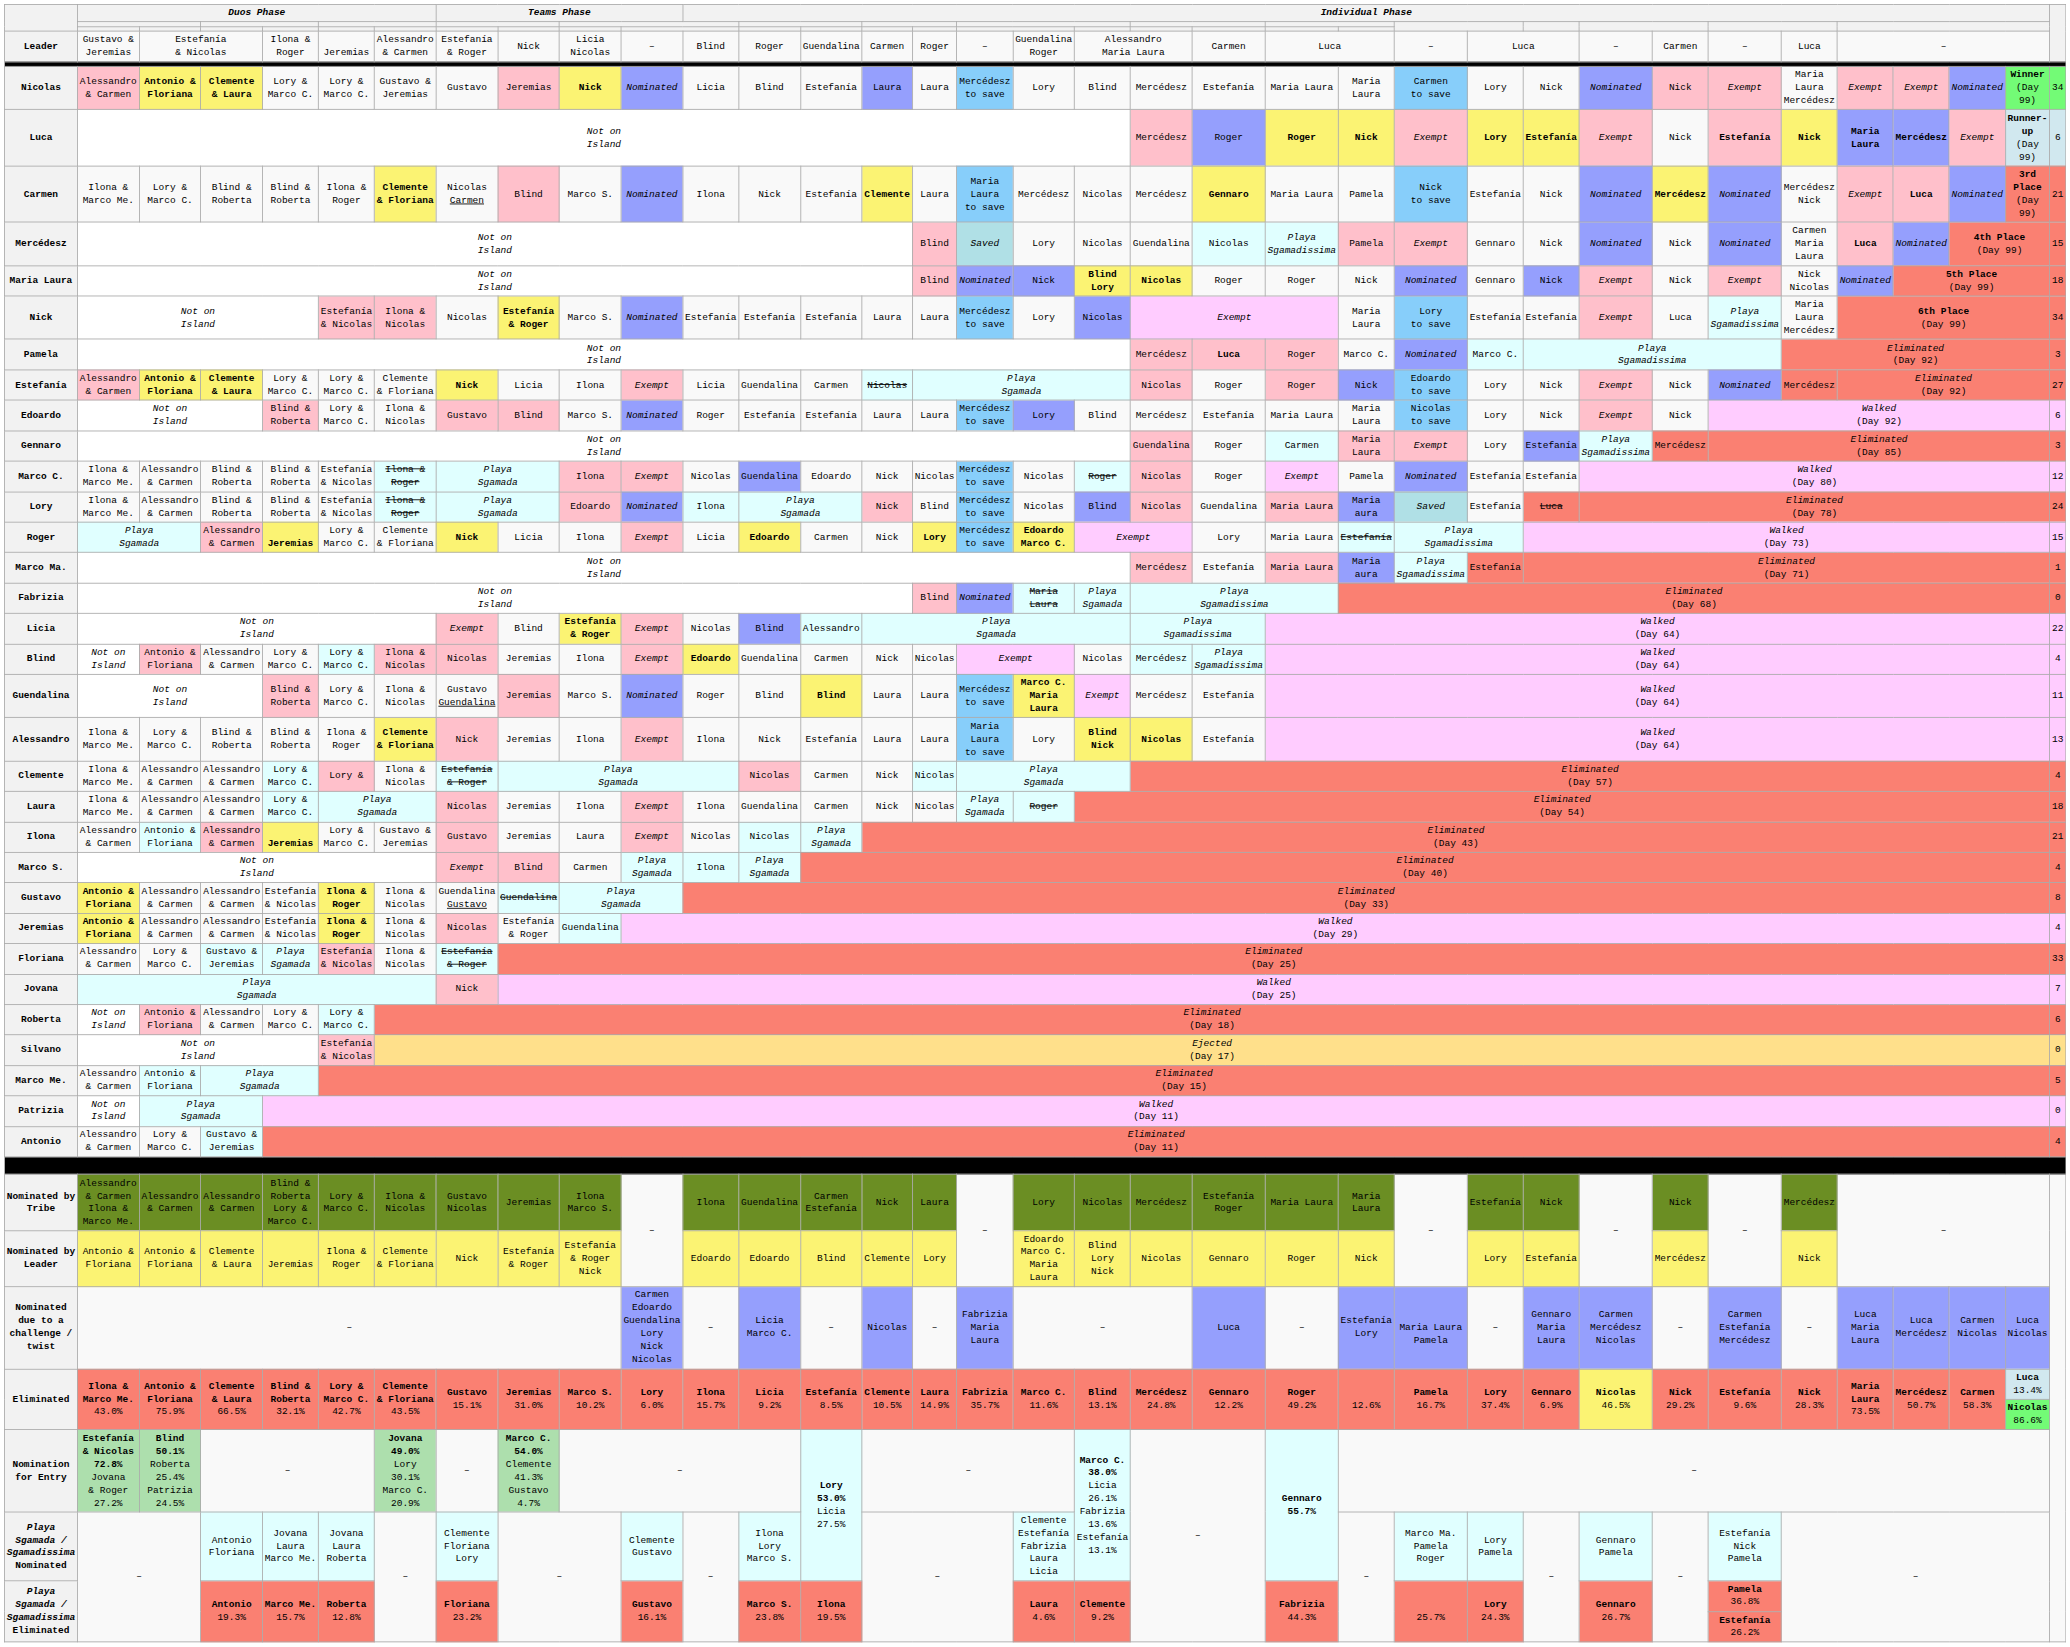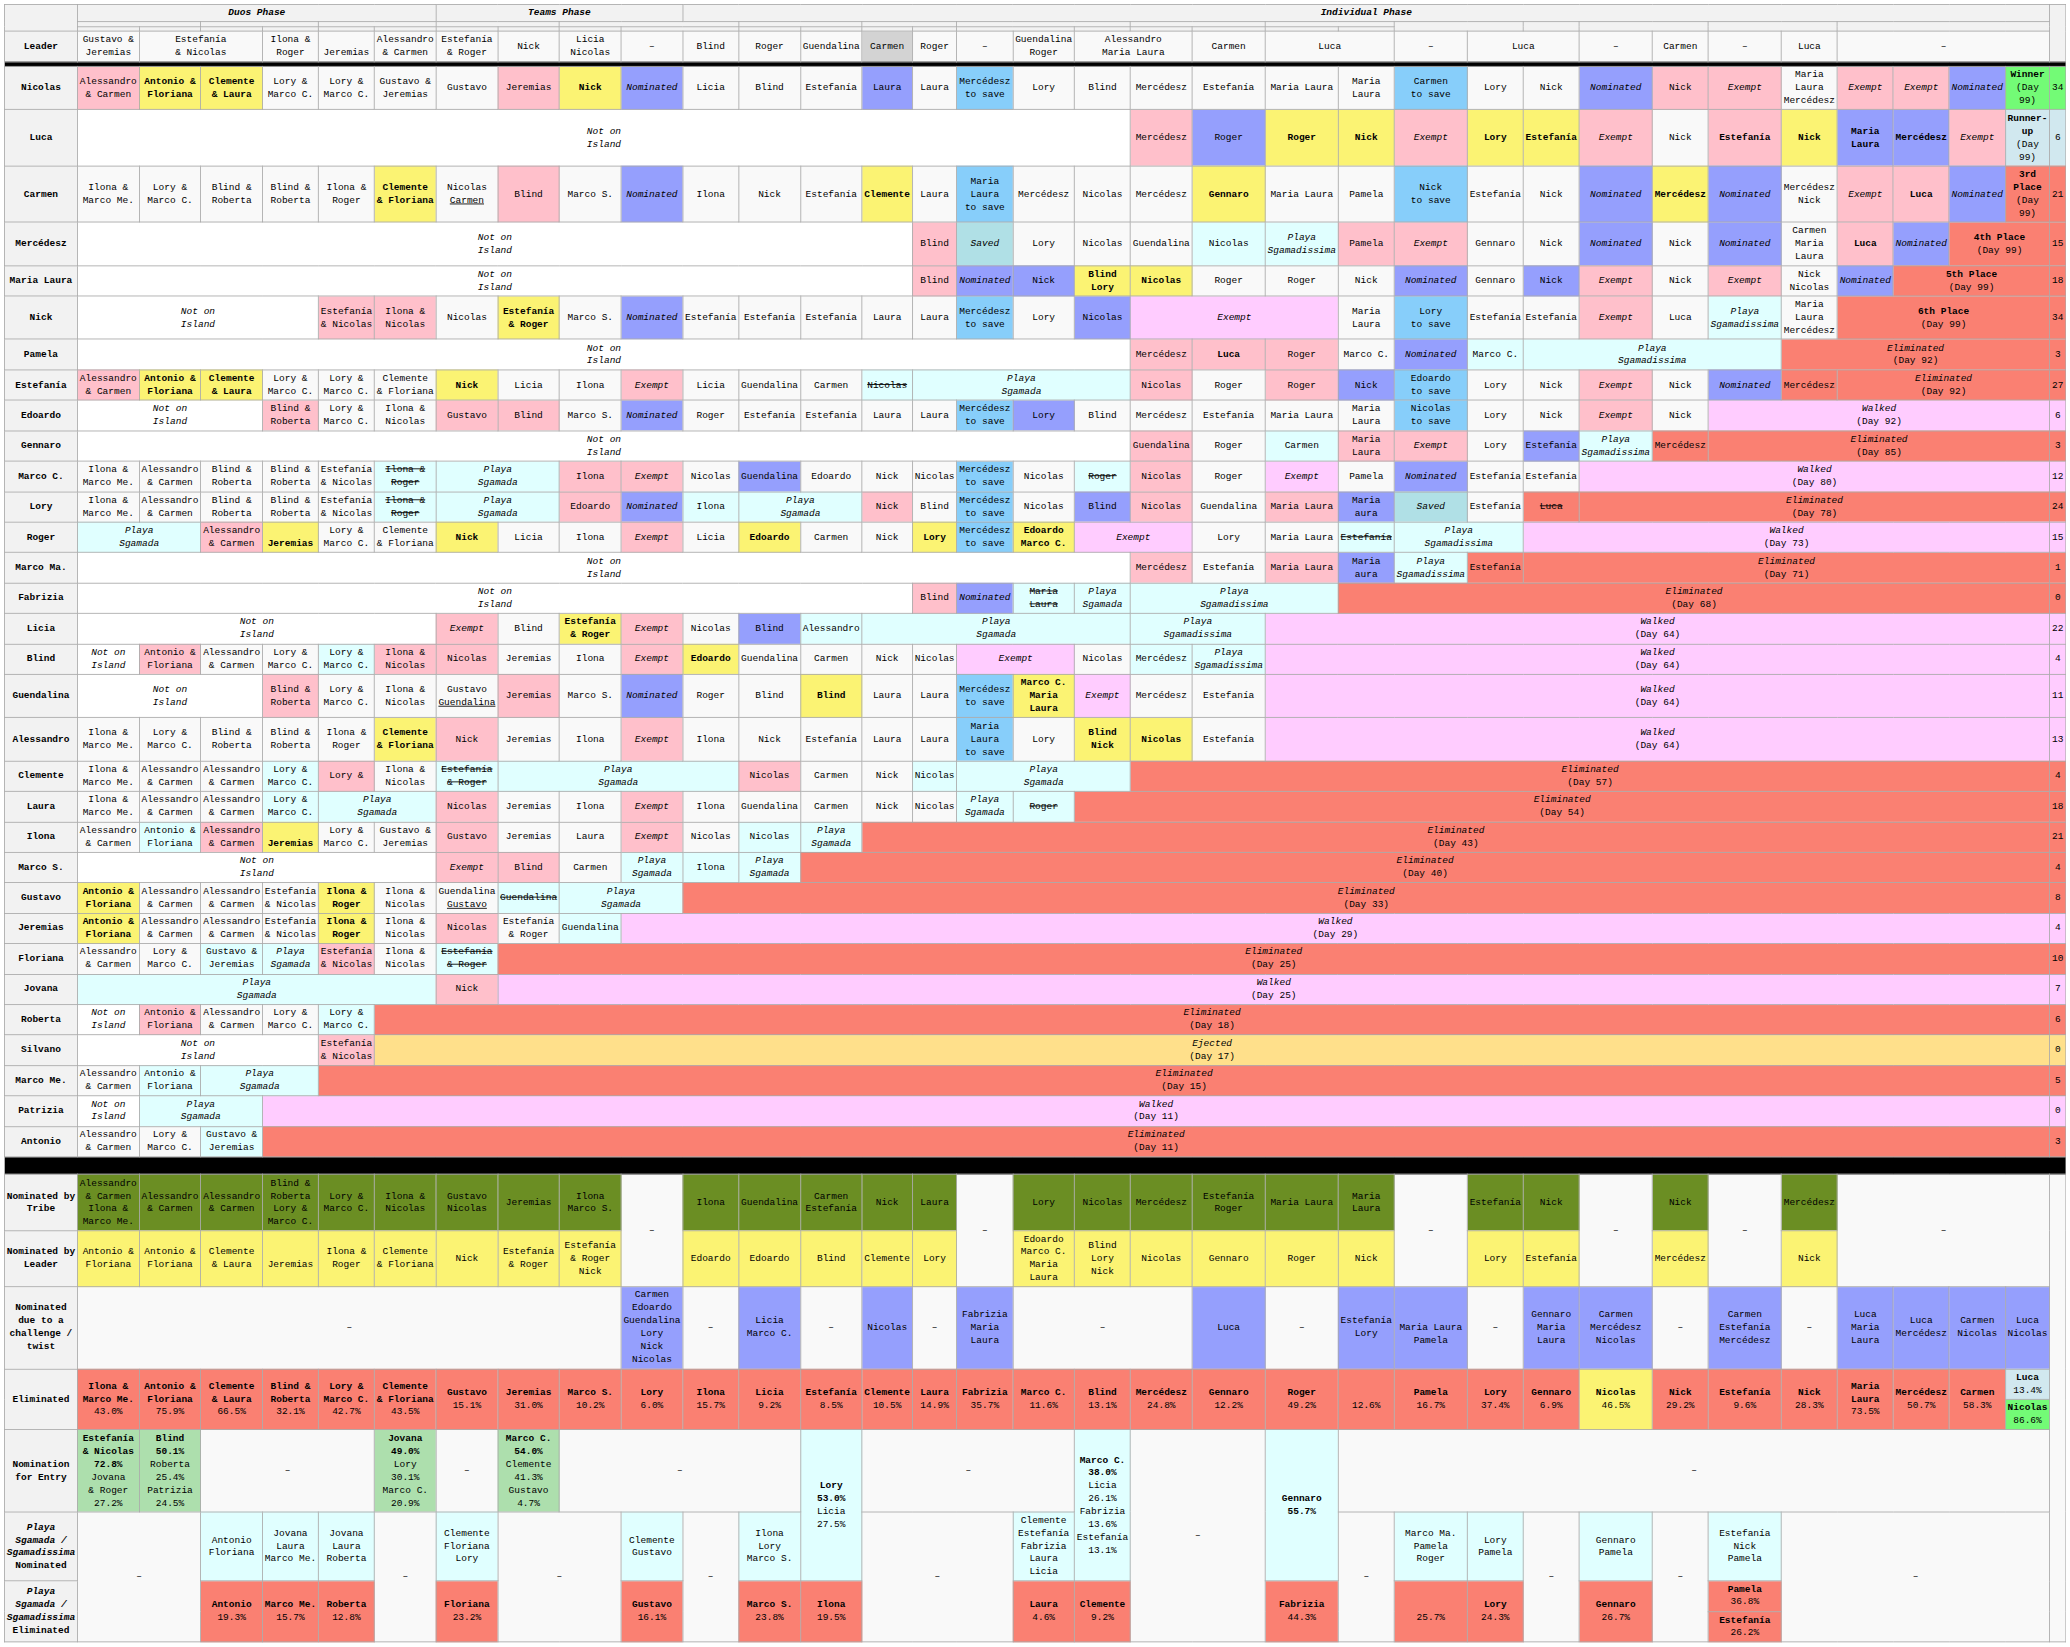(887, 46) no background -> (887, 46) lightgrey background
(2058, 959) 33 -> (2058, 959) 10
(2058, 1141) 4 -> (2058, 1141) 3
